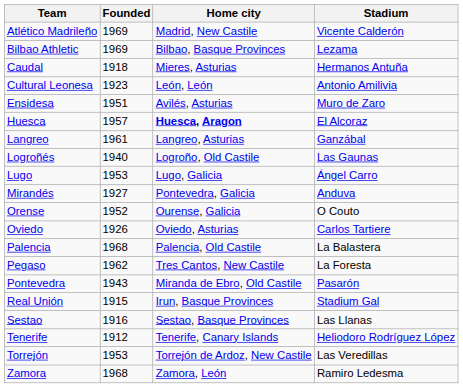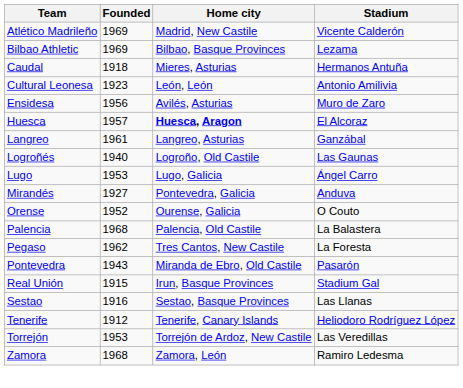(115, 103) 1951 -> (115, 103) 1956
- row: (25, 229)
